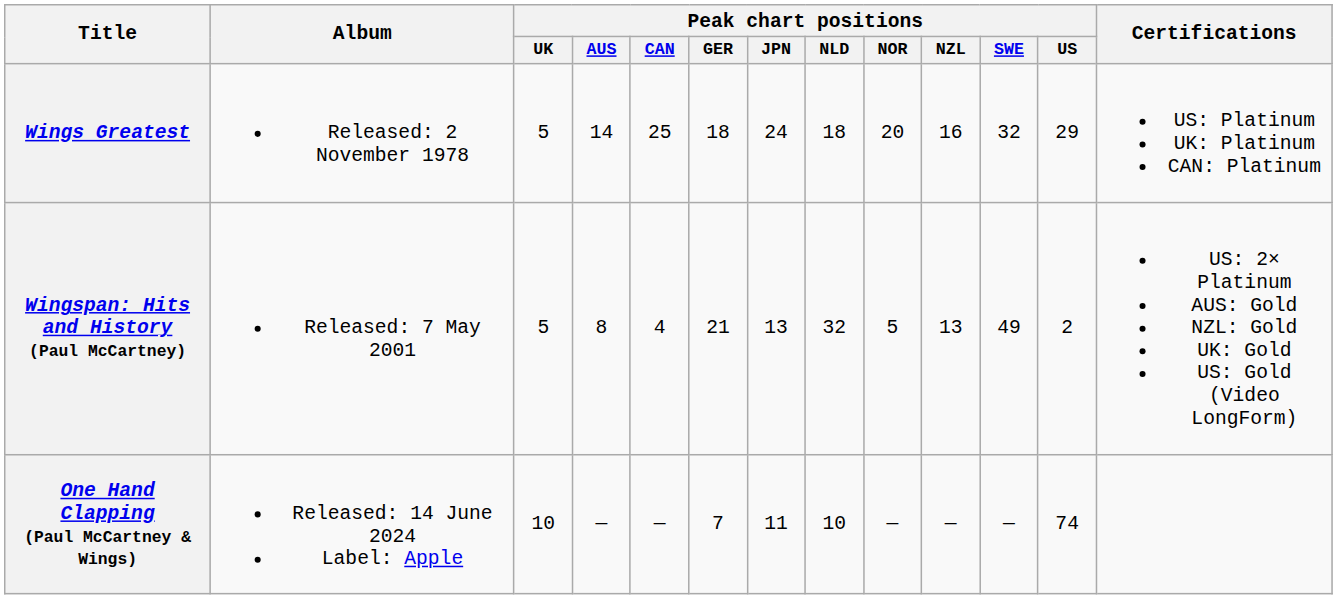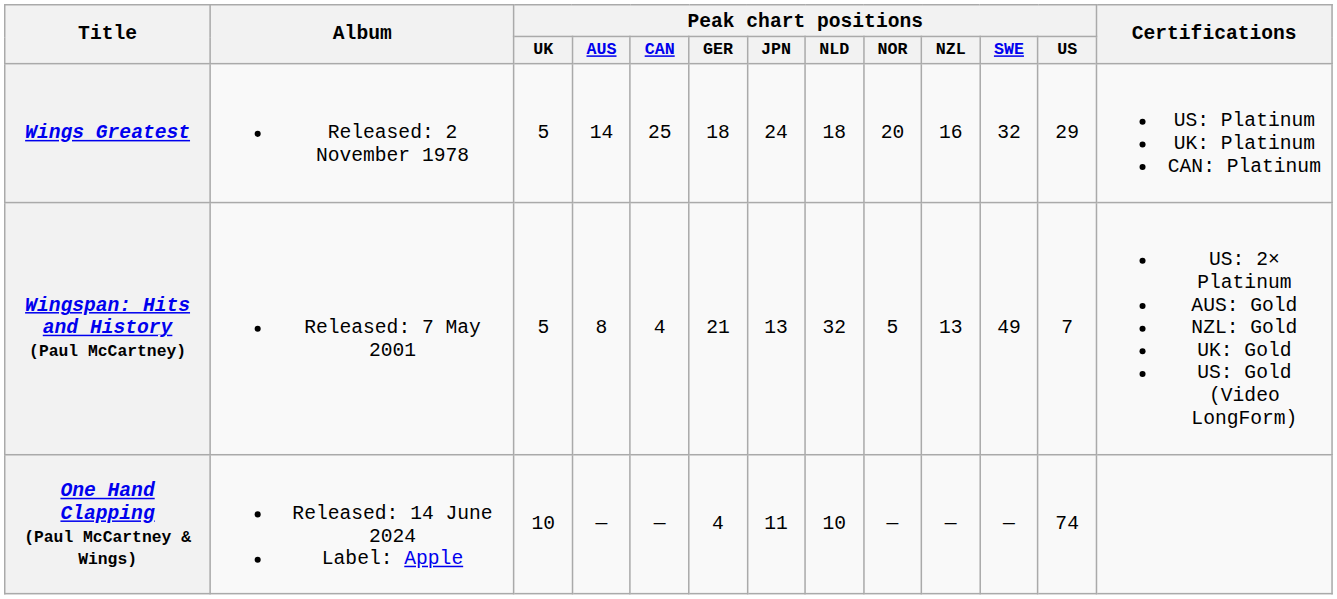(1067, 328) 2 -> (1067, 328) 7
(718, 524) 7 -> (718, 524) 4
